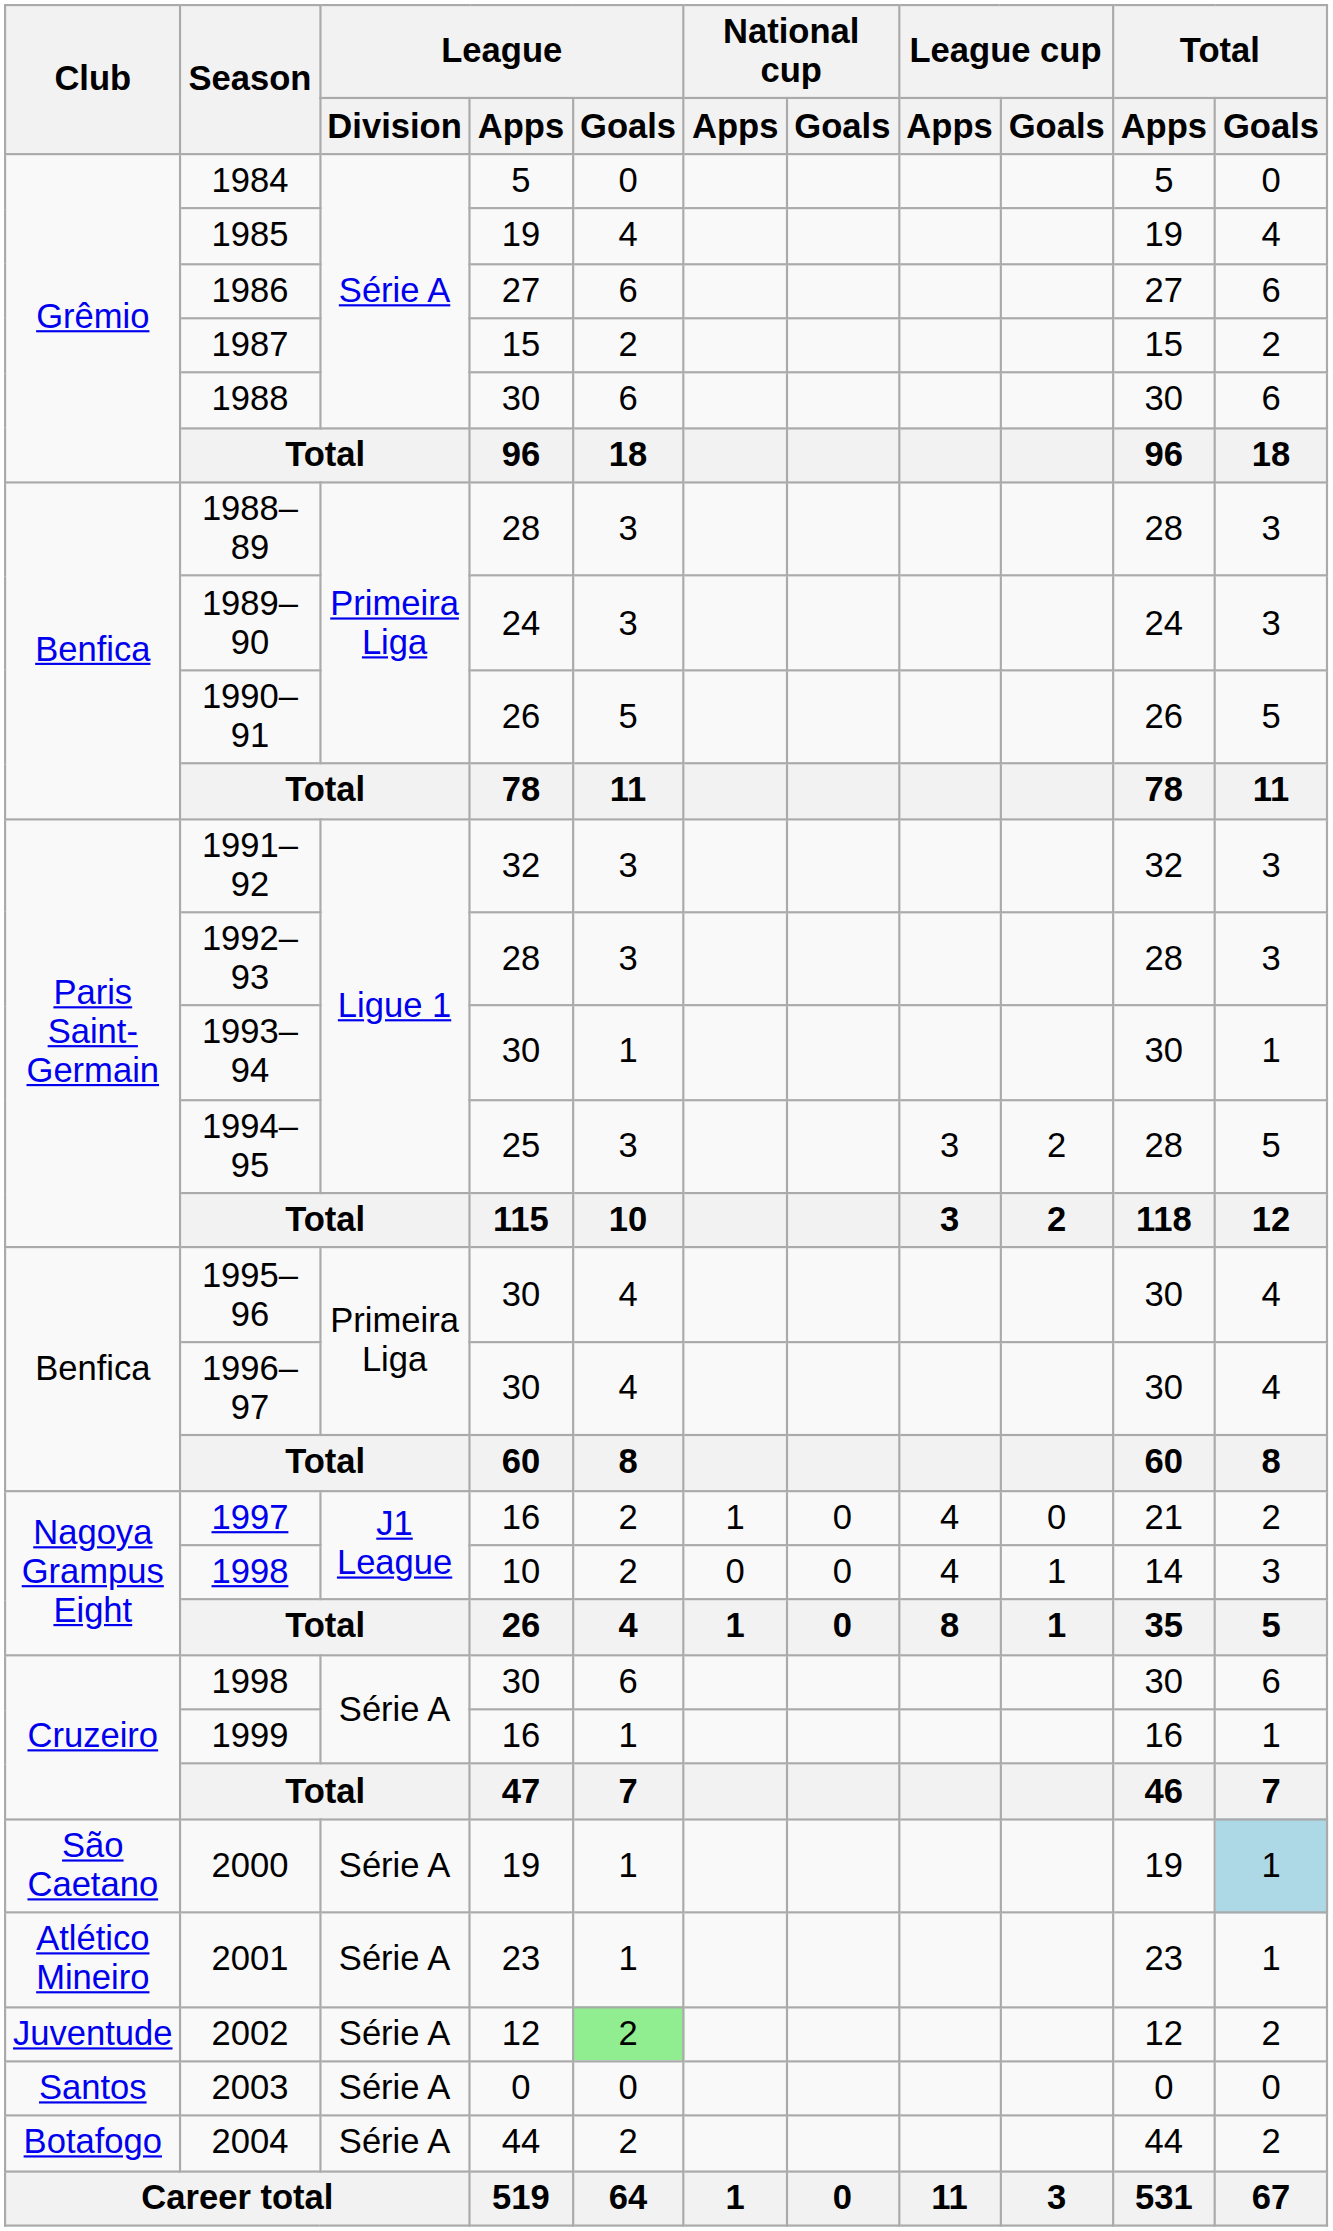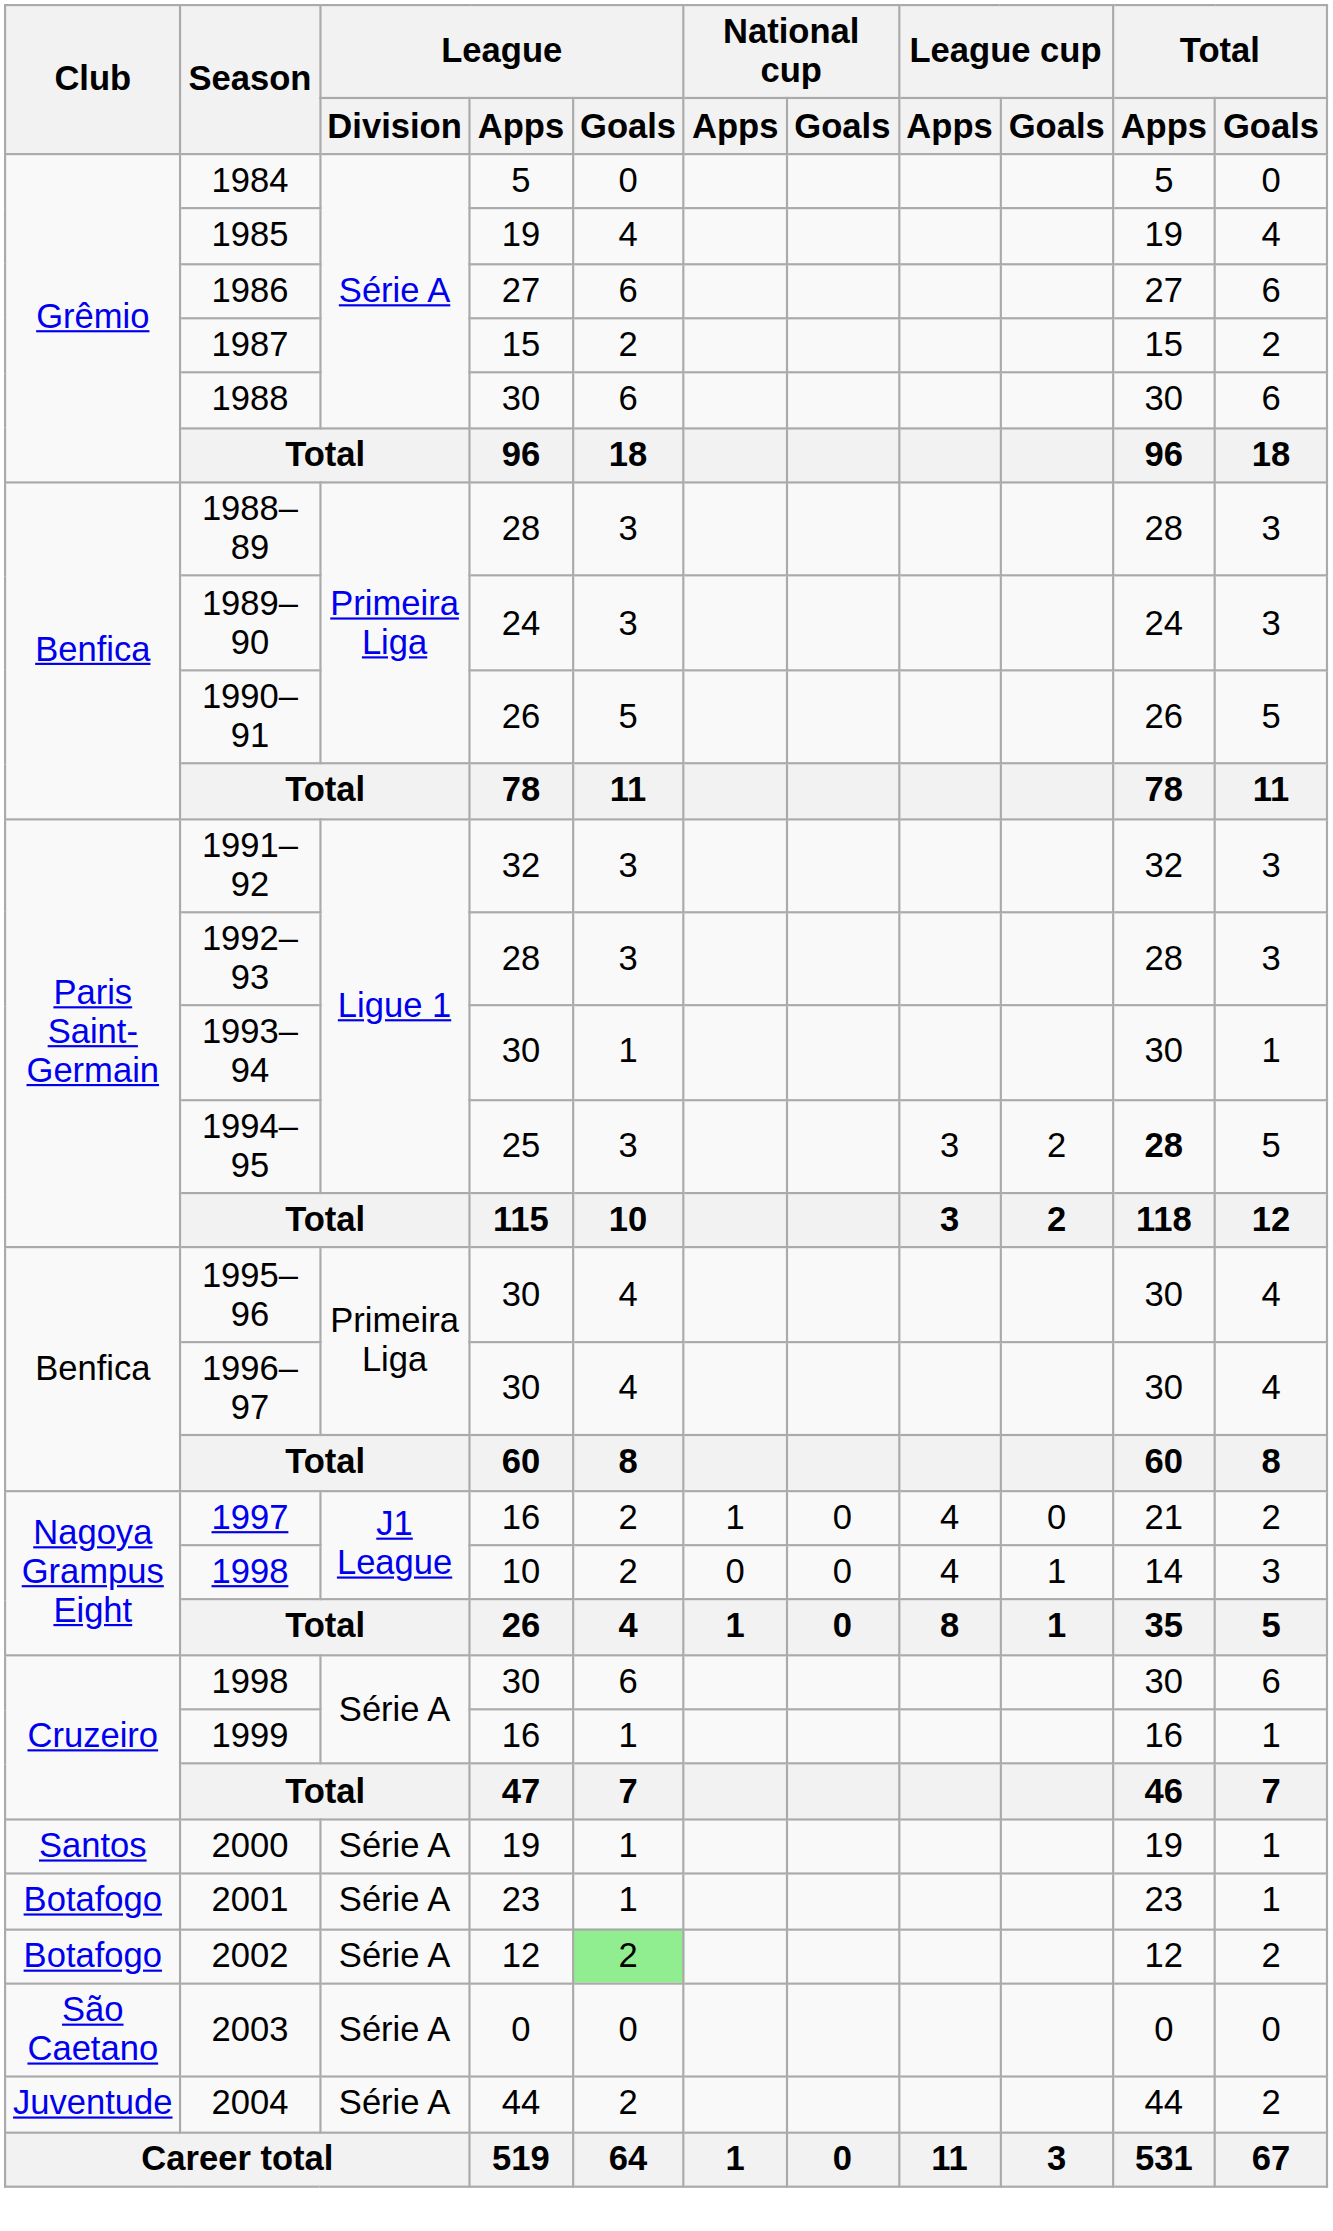(1164, 1145) normal -> (1164, 1145) bold
(93, 1865) São Caetano -> (93, 1845) Santos
(1271, 1865) lightblue background -> (1271, 1845) no background
(93, 1958) Atlético Mineiro -> (93, 1900) Botafogo
(93, 2033) Juventude -> (93, 1955) Botafogo
(93, 2087) Santos -> (93, 2029) São Caetano
(93, 2142) Botafogo -> (93, 2103) Juventude
